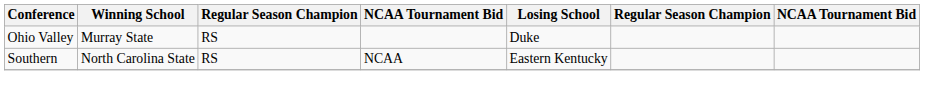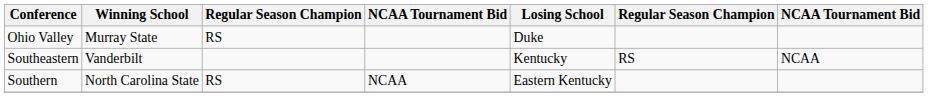+ row: (43, 59)
